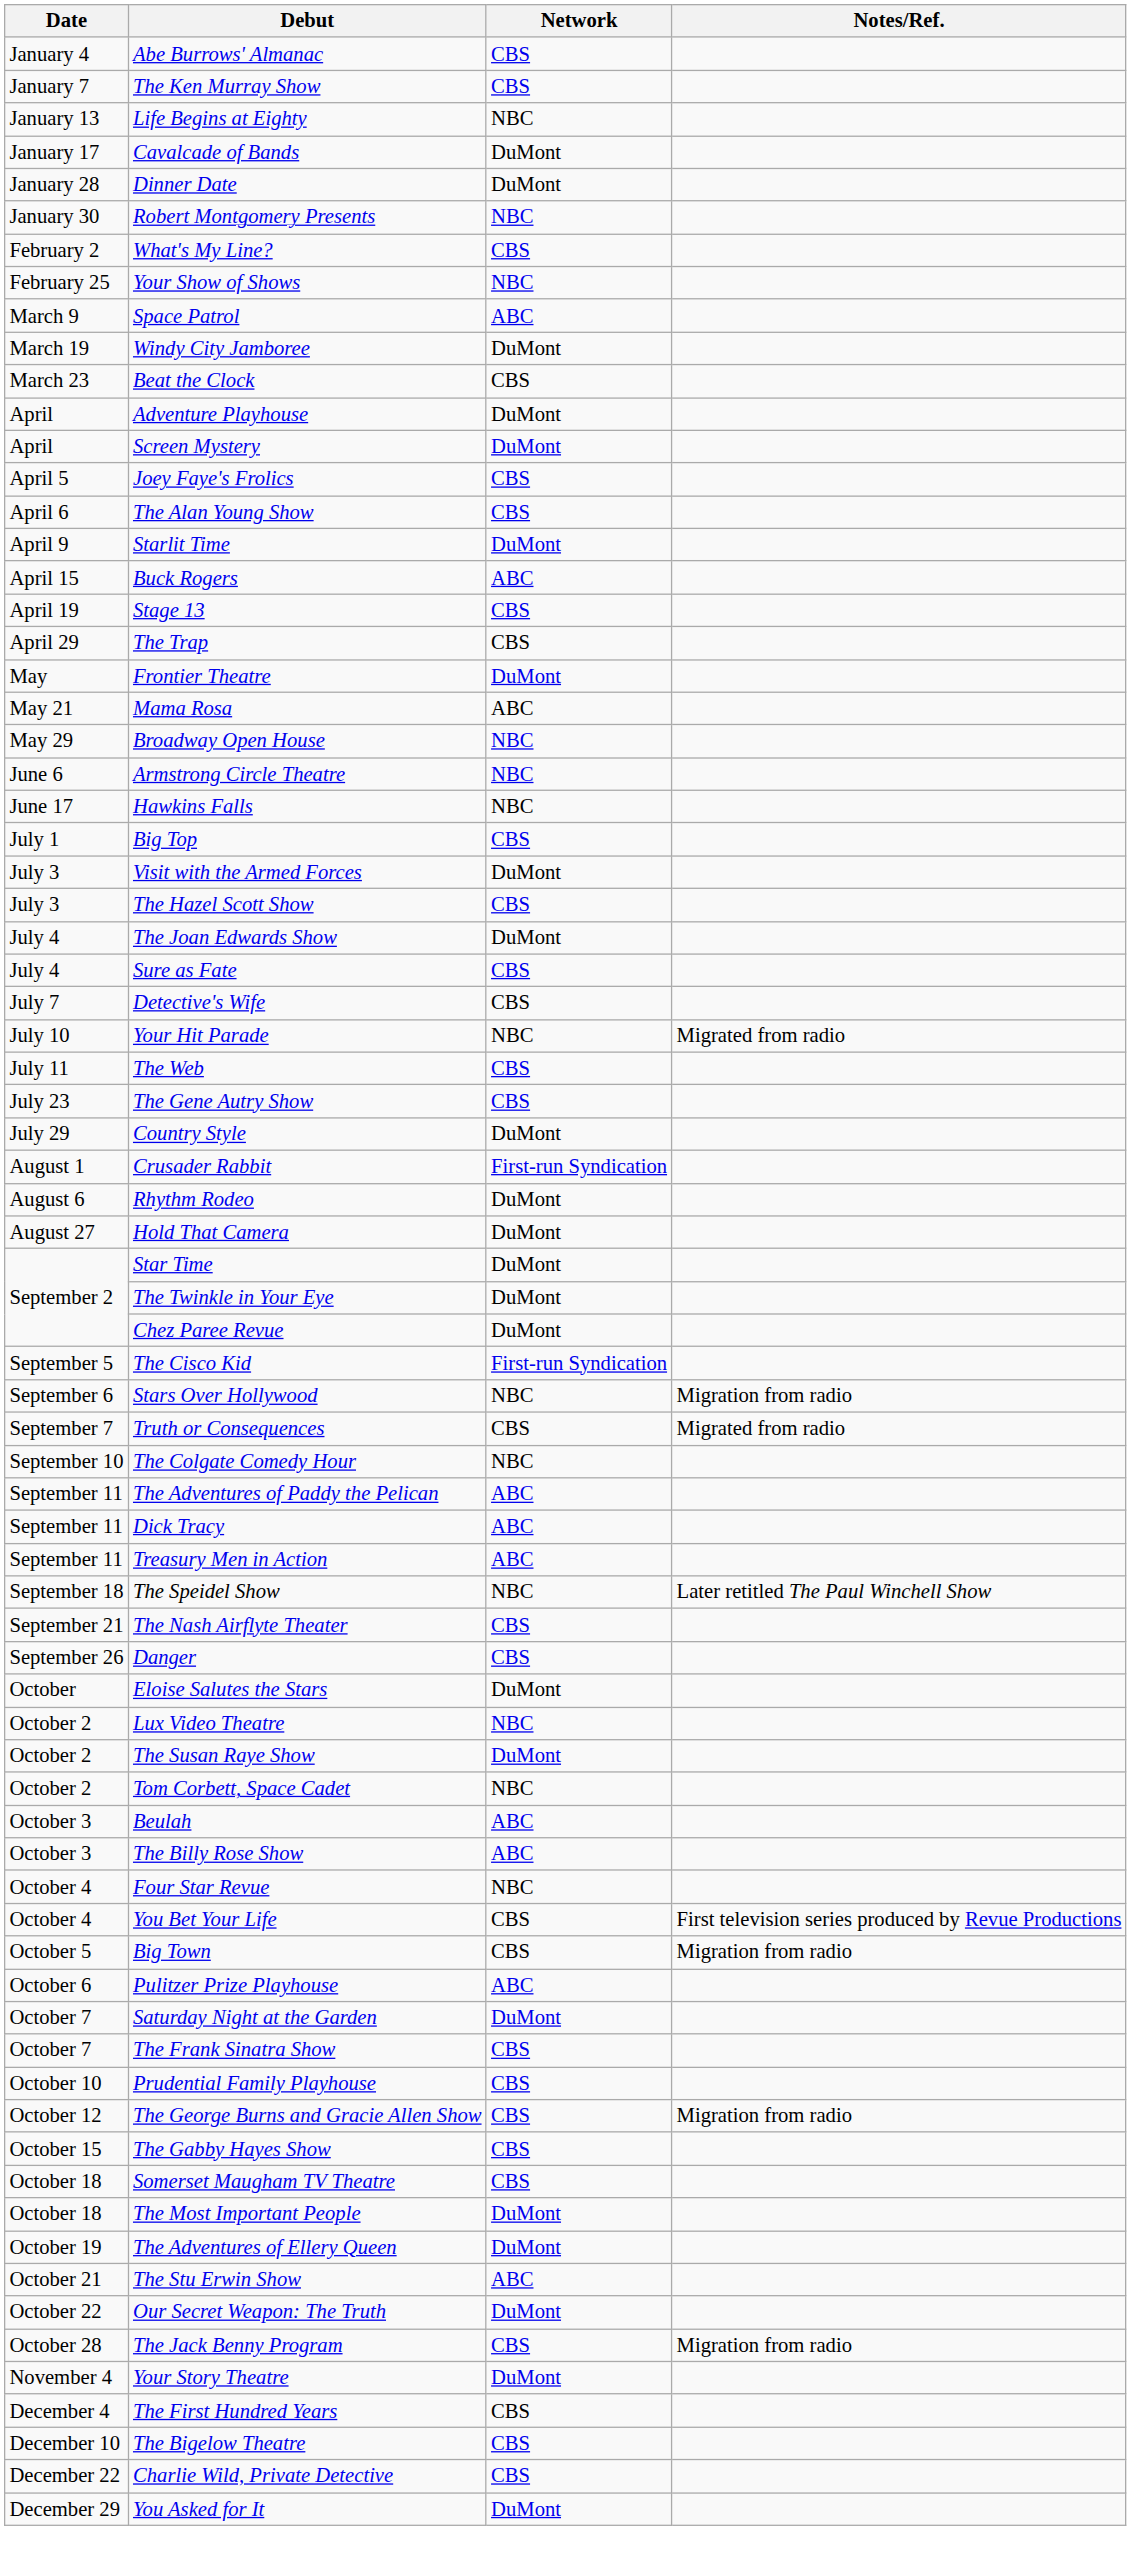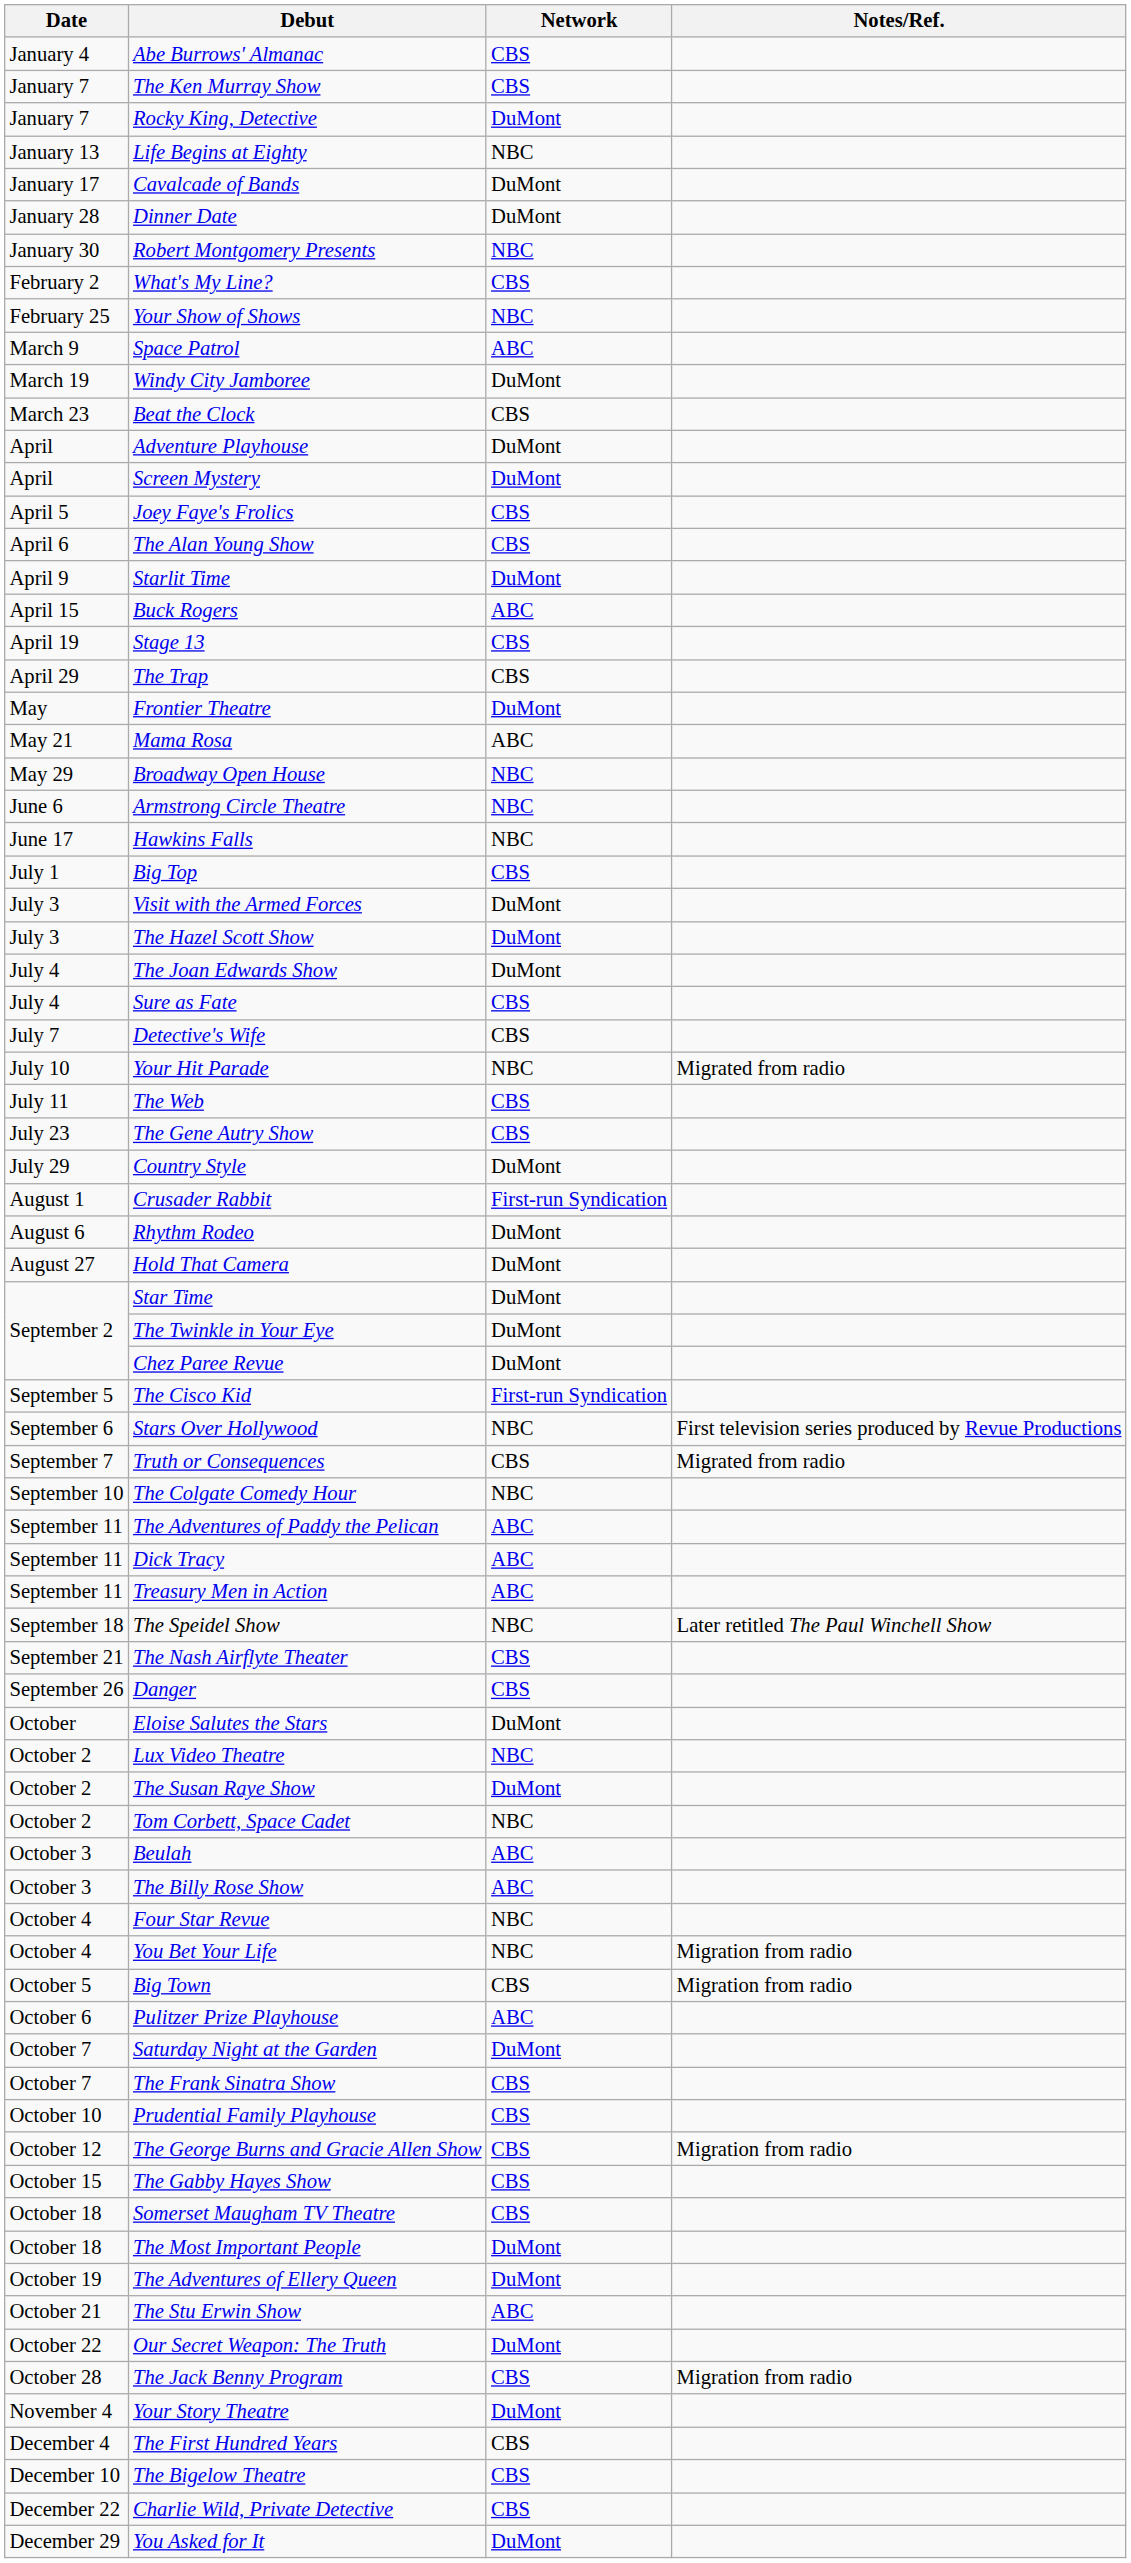+ row: (225, 119)
(511, 904) CBS -> (526, 937) DuMont
(764, 1395) Migration from radio -> (899, 1428) First television series produced by Revue Productions
(511, 1919) CBS -> (512, 1952) NBC
(899, 1919) First television series produced by Revue Productions -> (764, 1952) Migration from radio
